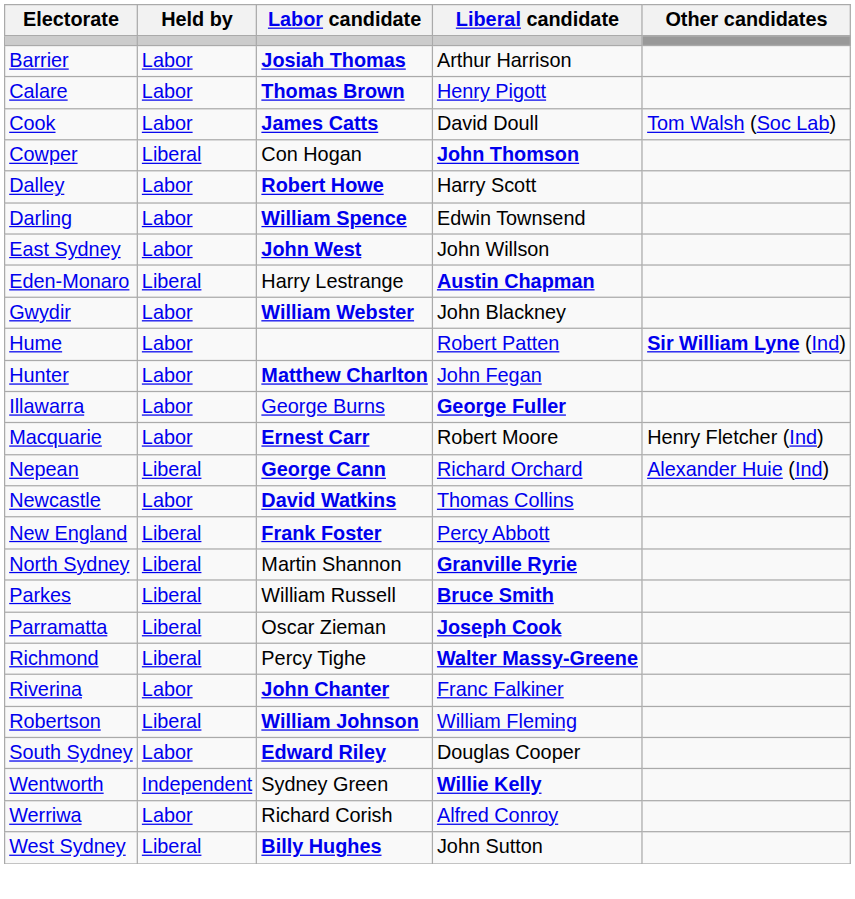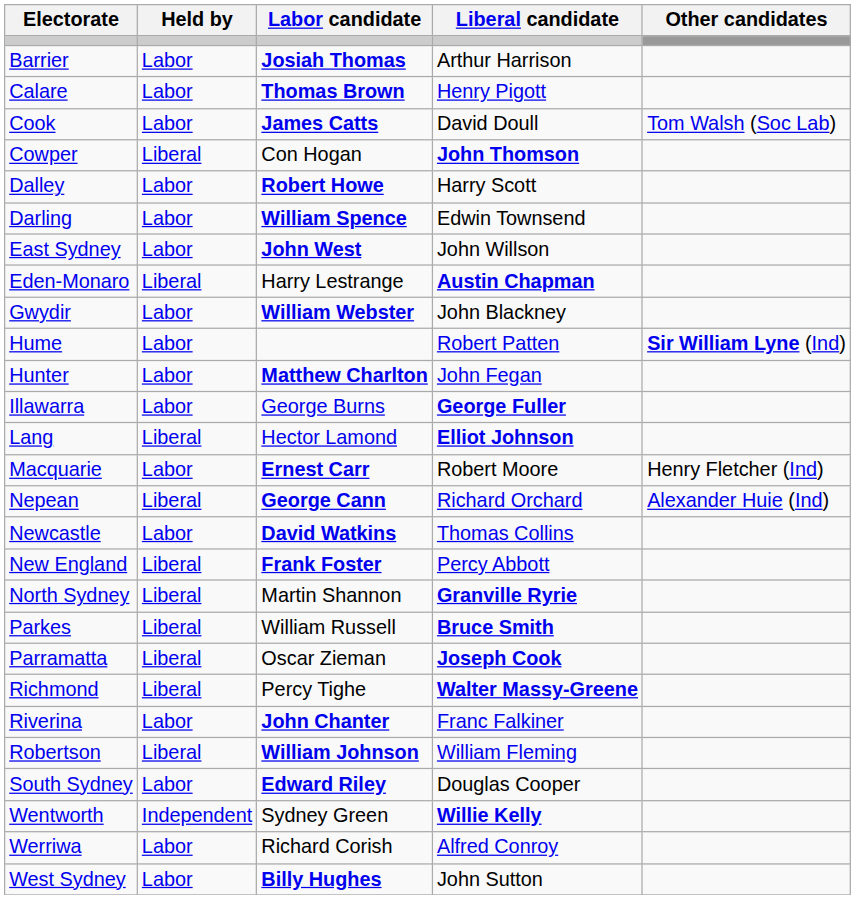+ row: (31, 438)
(172, 847) Liberal -> (167, 878) Labor
